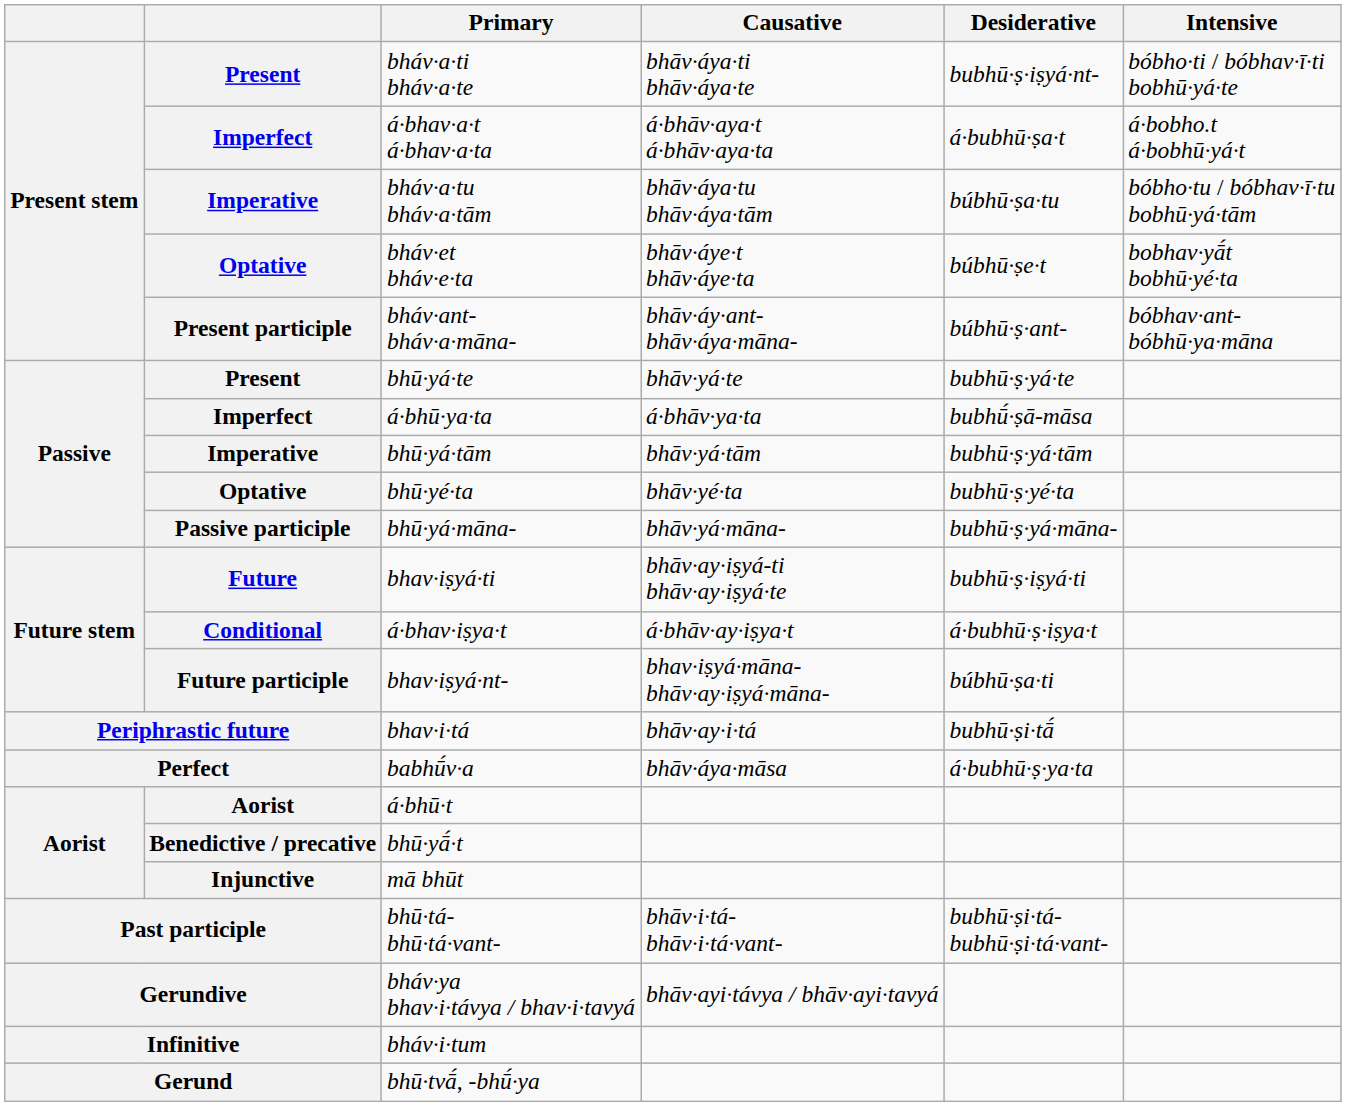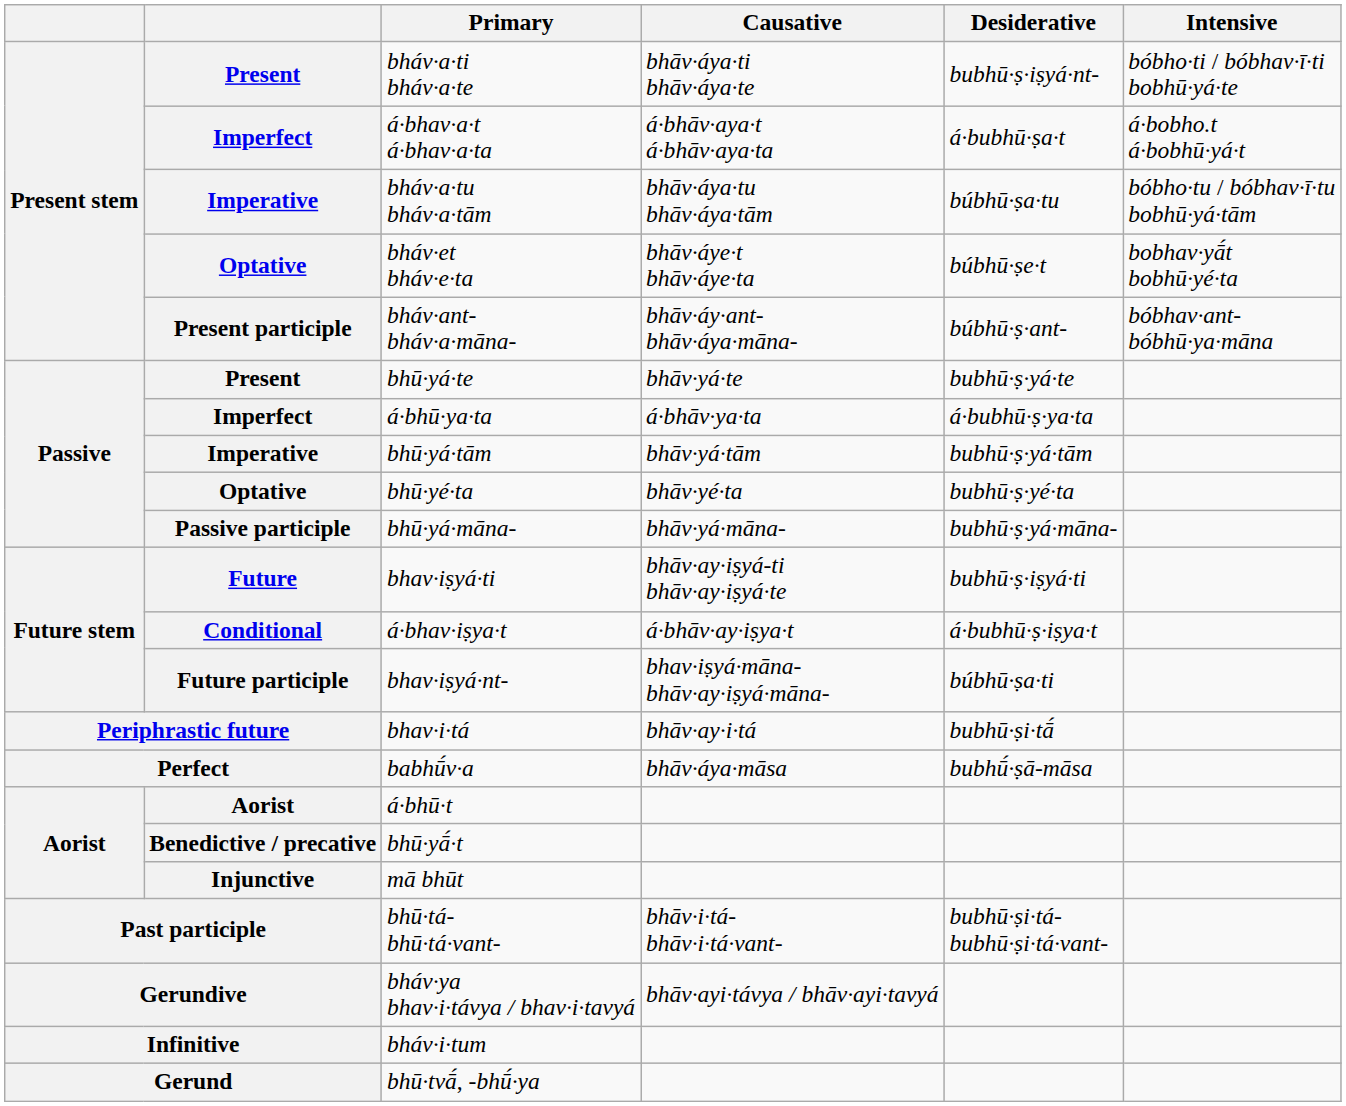(1021, 416) bubhū́·ṣā-māsa -> (1021, 416) á·bubhū·ṣ·ya·ta
(1021, 767) á·bubhū·ṣ·ya·ta -> (1021, 767) bubhū́·ṣā-māsa
